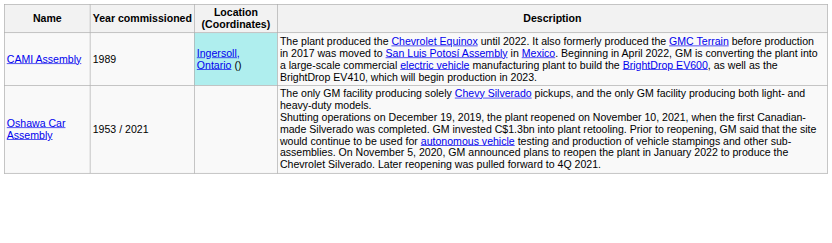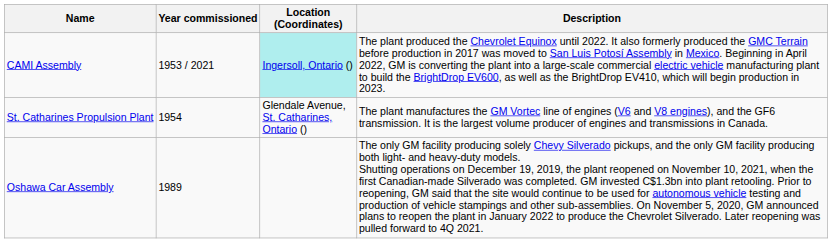(104, 59) 1989 -> (186, 65) 1953 / 2021
+ row: (80, 117)
(121, 129) 1953 / 2021 -> (170, 187) 1989
